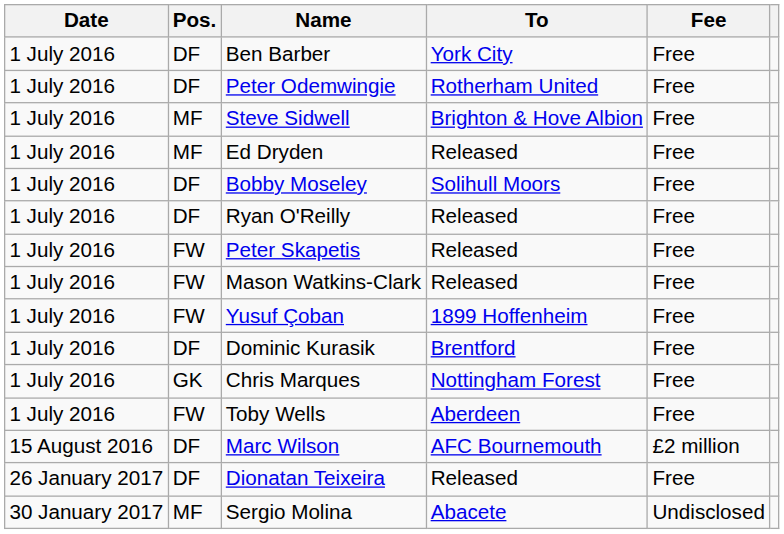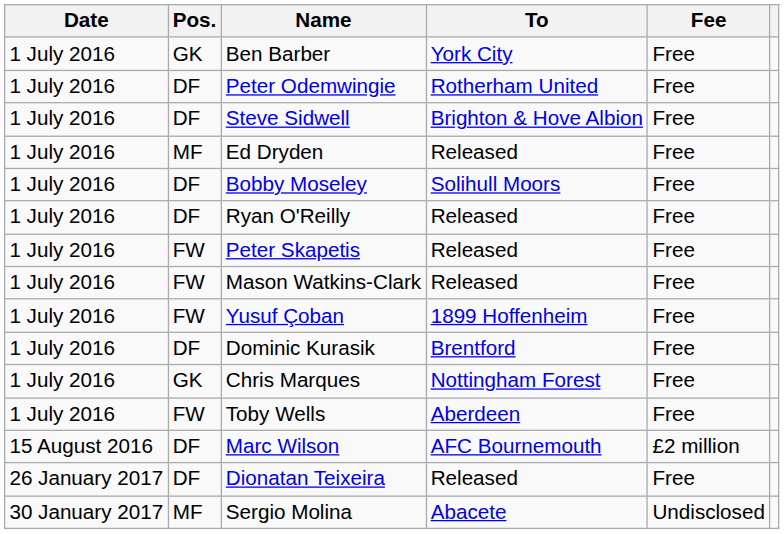(186, 53) DF -> (188, 53) GK
(188, 119) MF -> (186, 119) DF
